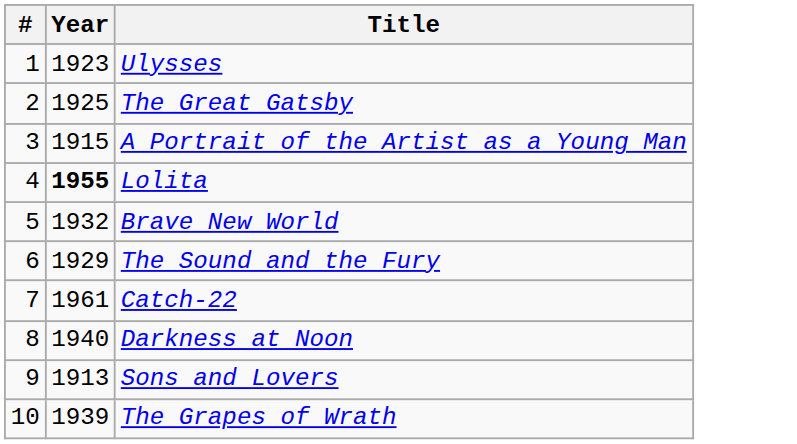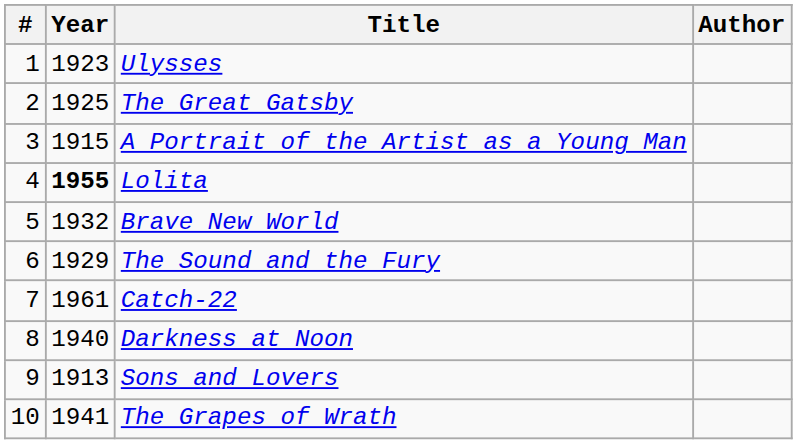+ column: (742, 25)
(80, 419) 1939 -> (80, 419) 1941
